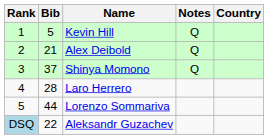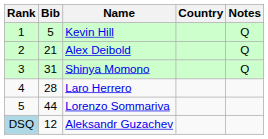columns swapped: (239, 13) <-> (195, 13)
(50, 69) 37 -> (50, 69) 31
(50, 124) 22 -> (50, 124) 12
